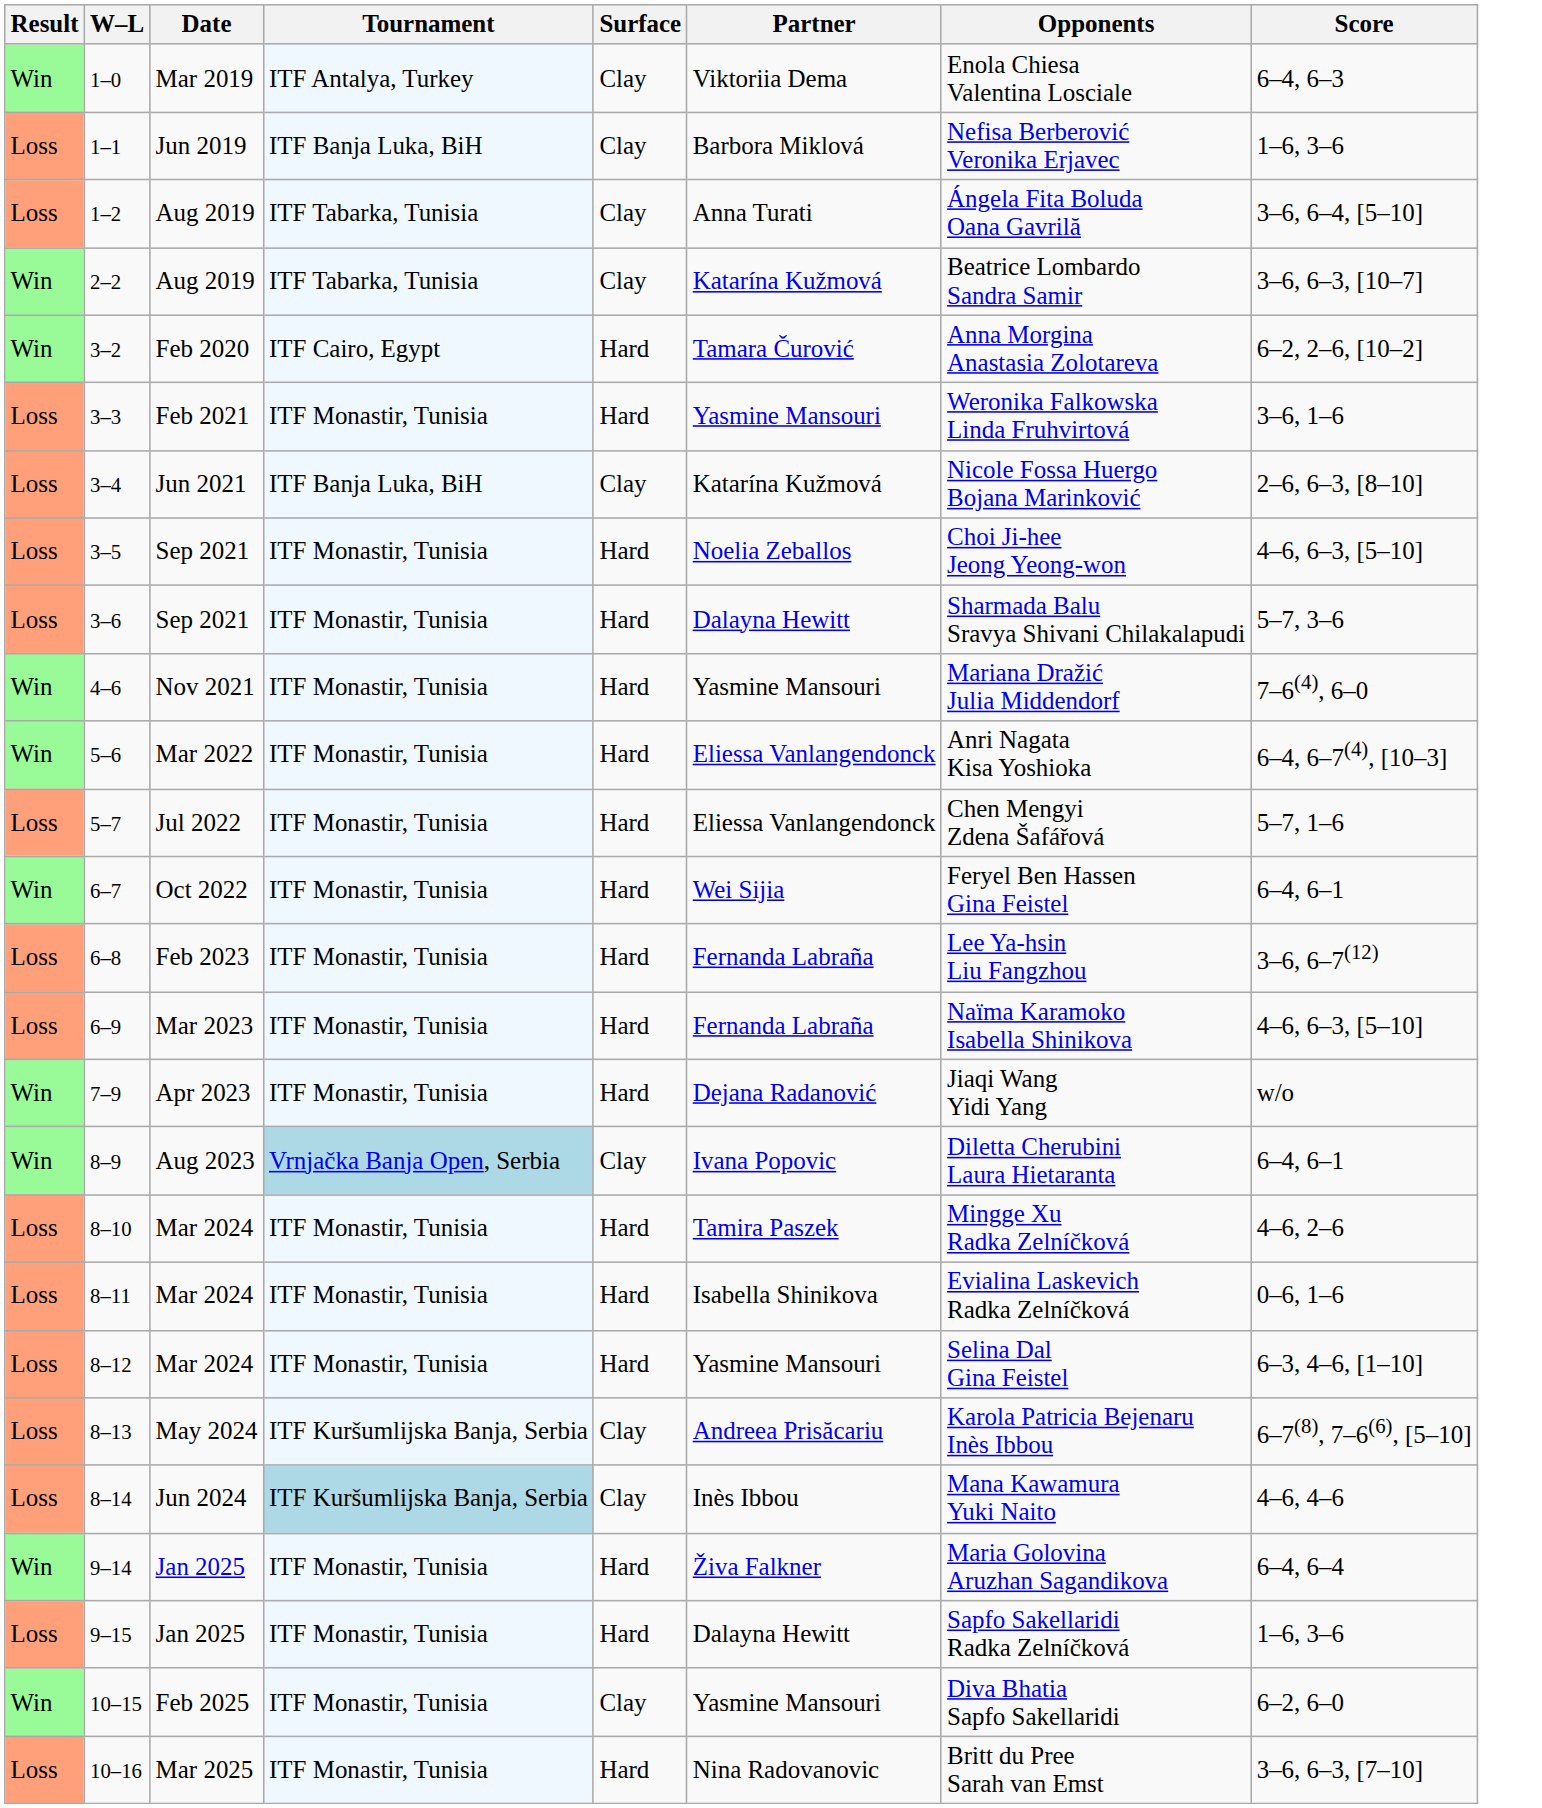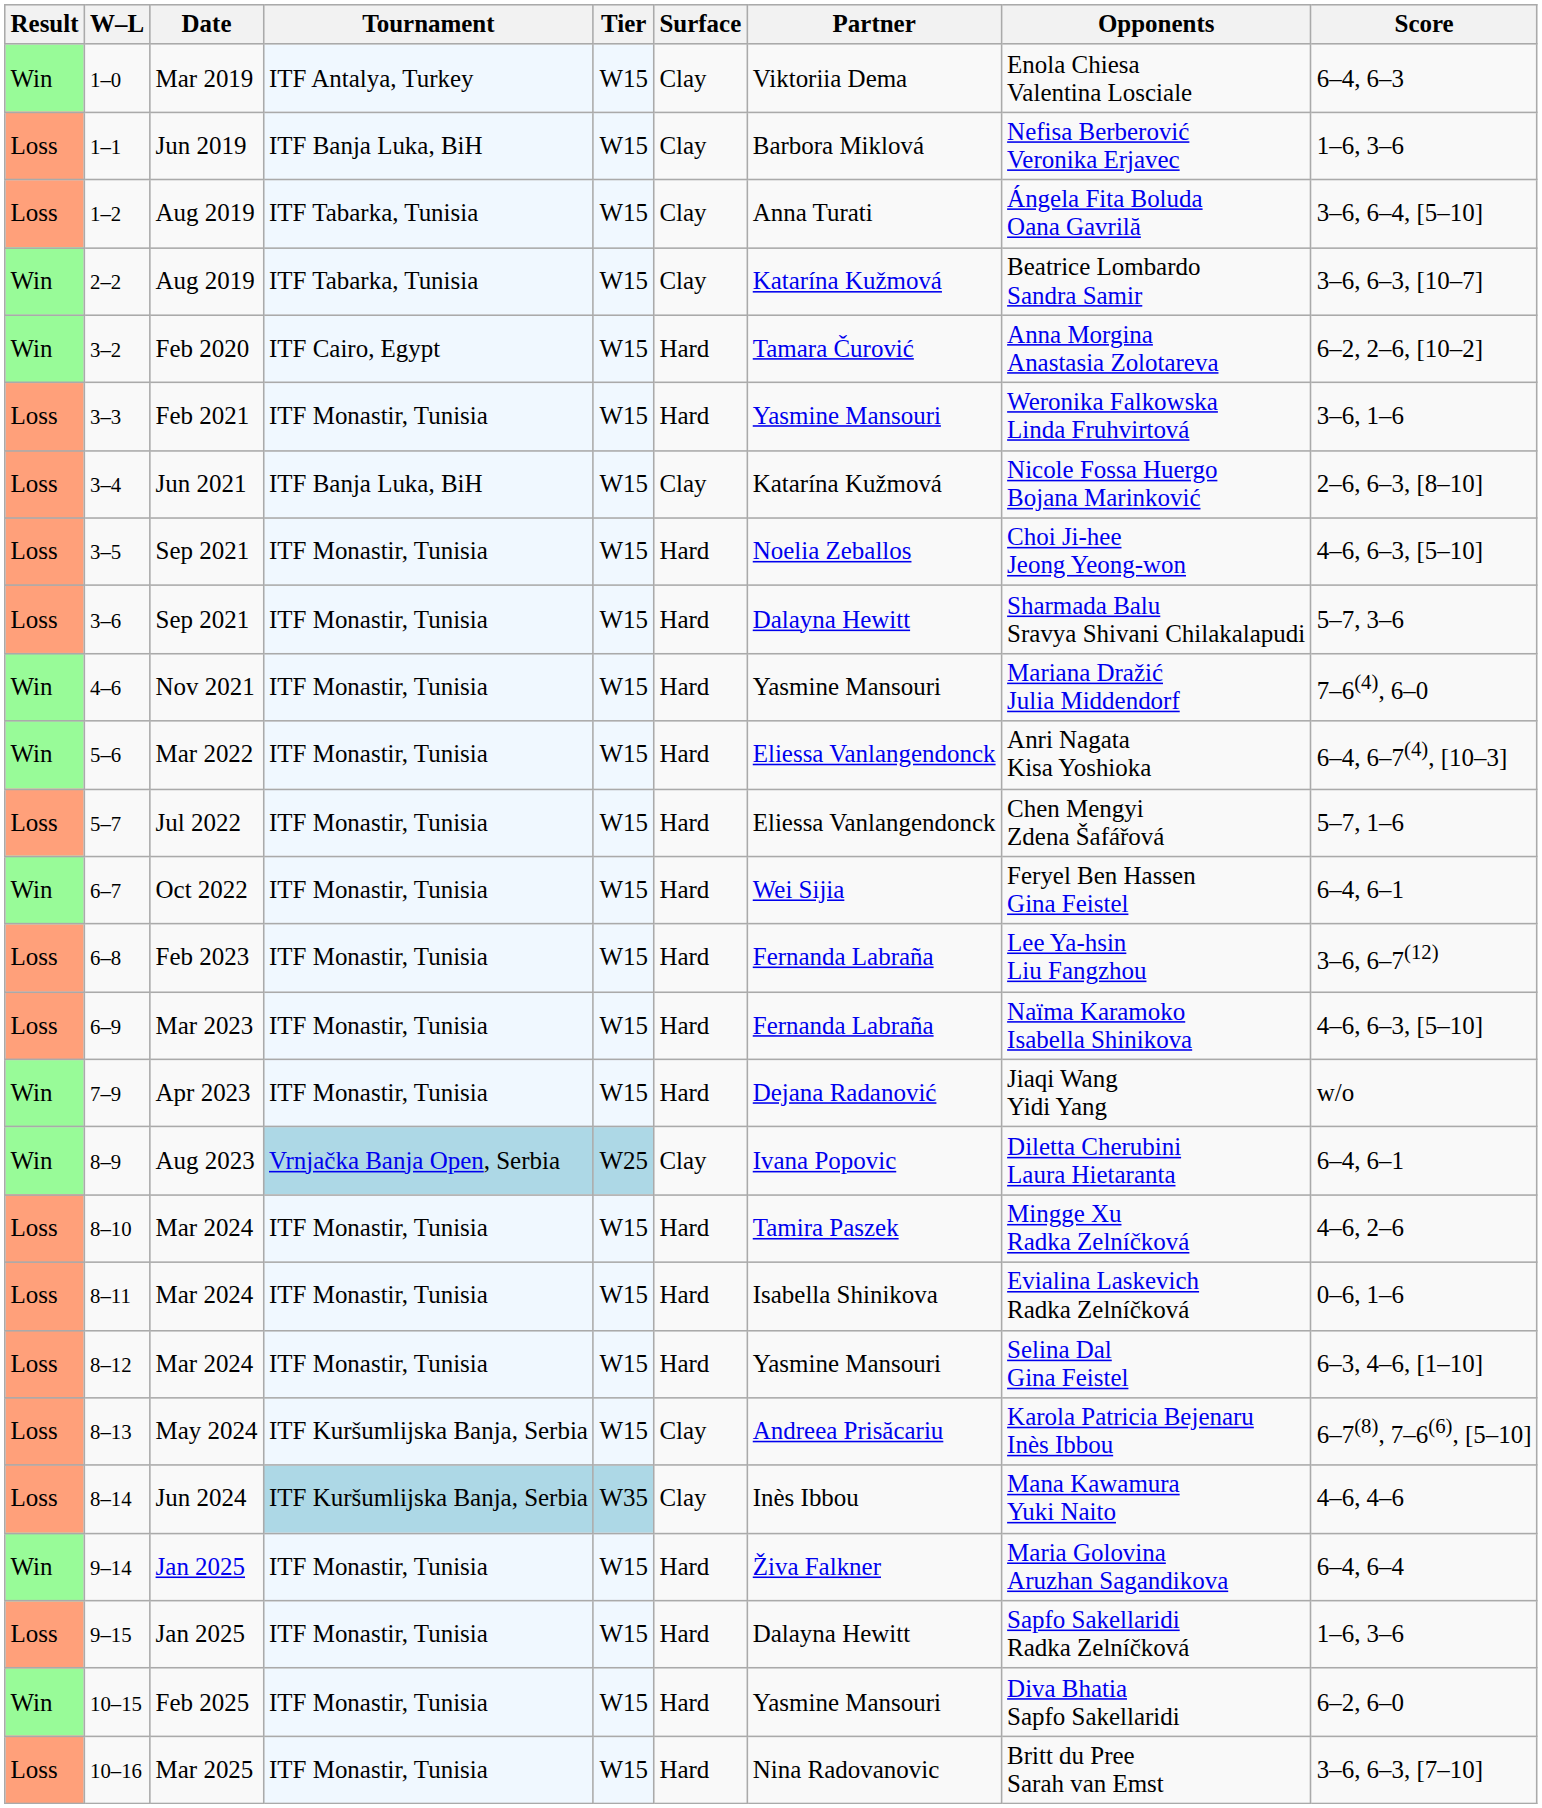+ column: (624, 24)
(623, 1701) Clay -> (684, 1701) Hard
